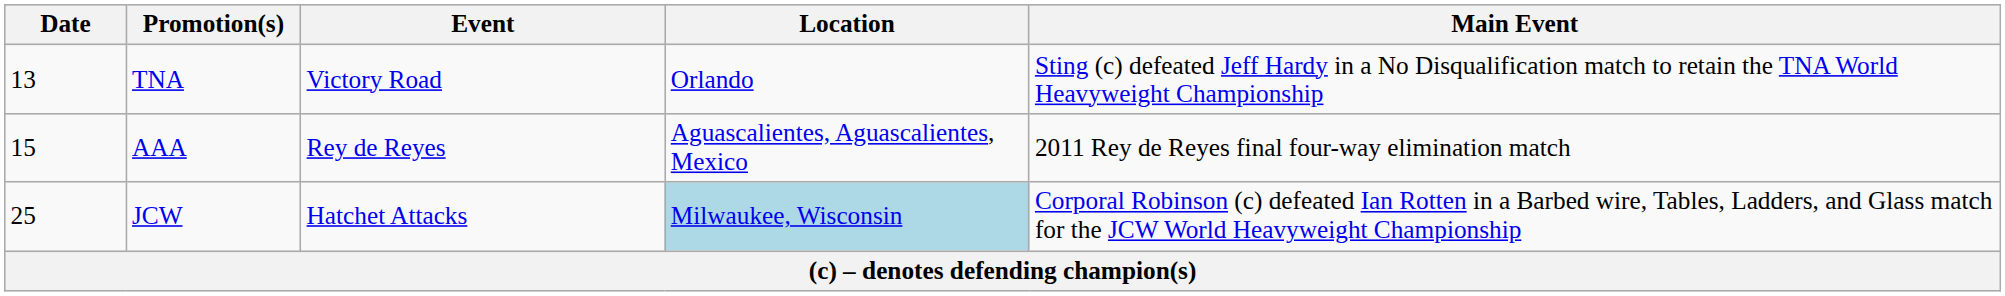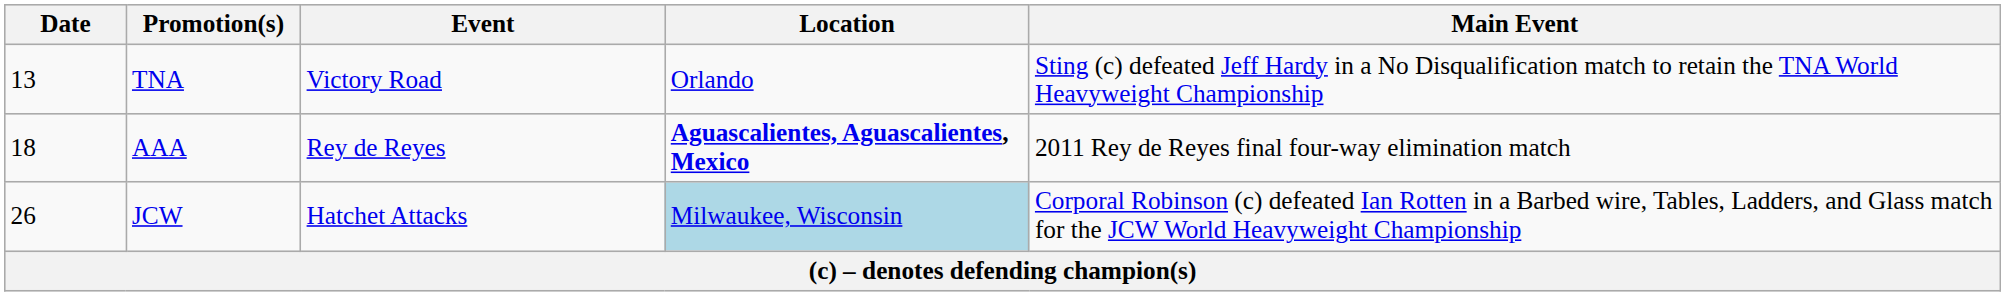(23, 147) 15 -> (23, 147) 18
(833, 147) normal -> (840, 147) bold
(23, 215) 25 -> (23, 215) 26
